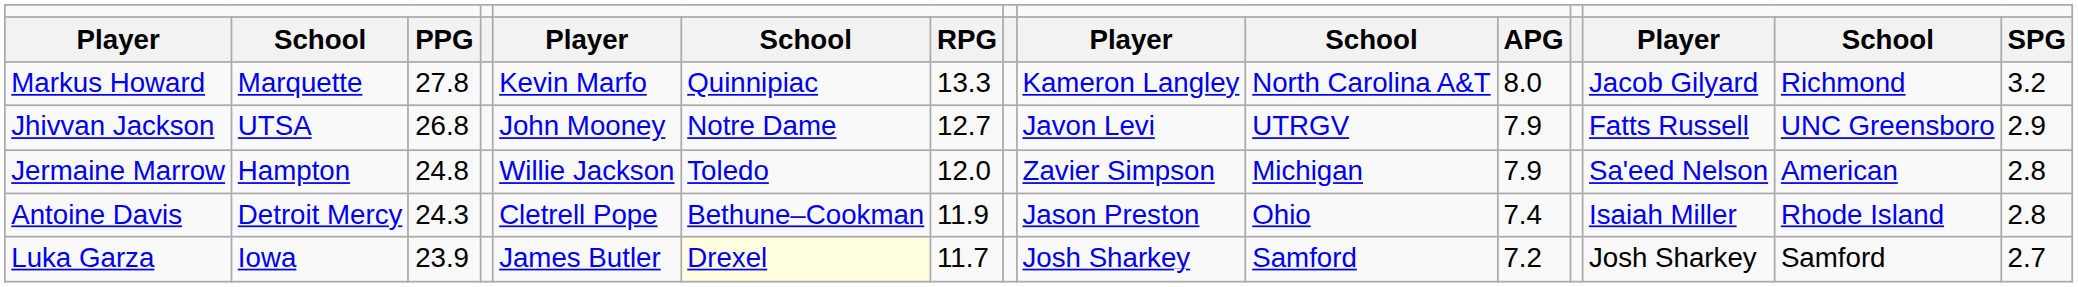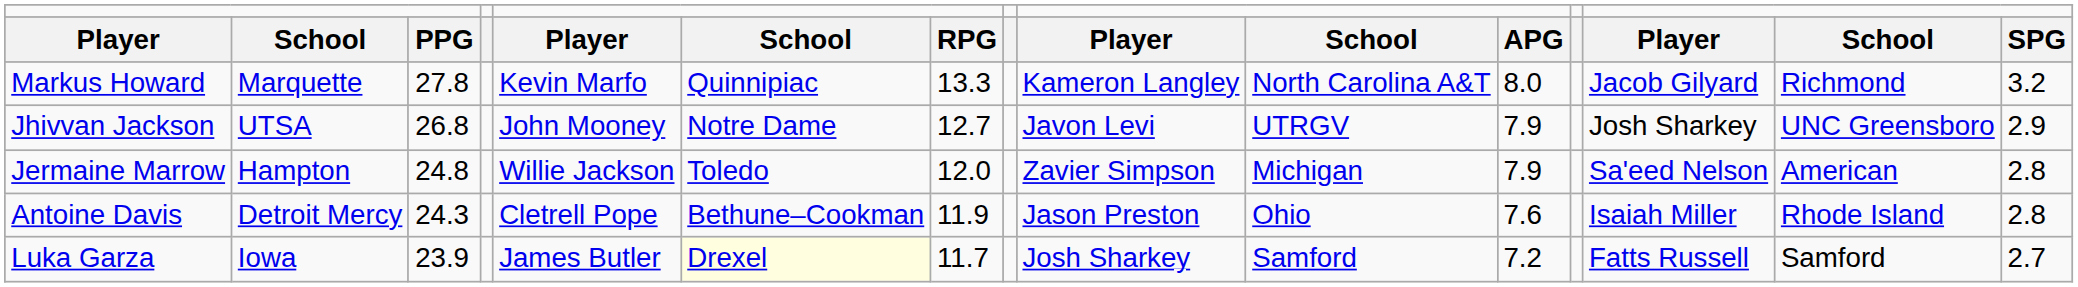(1669, 127) Fatts Russell -> (1673, 127) Josh Sharkey
(1523, 214) 7.4 -> (1523, 214) 7.6
(1673, 258) Josh Sharkey -> (1669, 258) Fatts Russell
